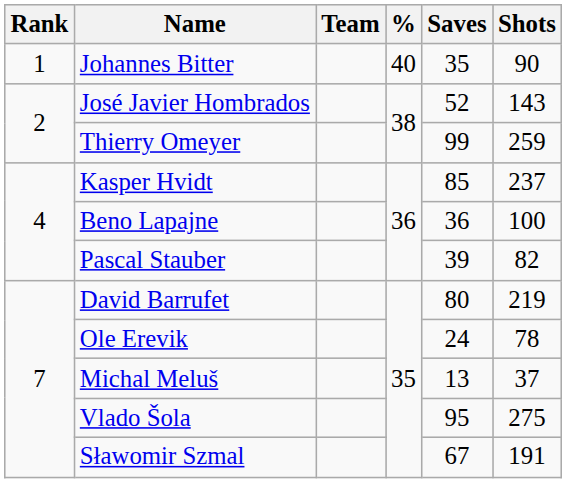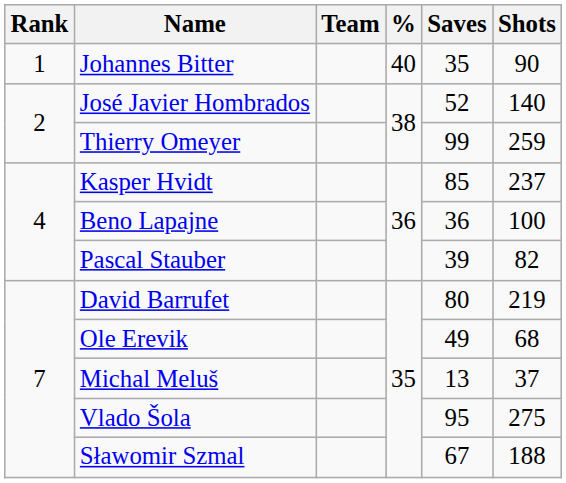(527, 102) 143 -> (527, 102) 140
(457, 338) 24 -> (457, 338) 49
(527, 338) 78 -> (527, 338) 68
(527, 456) 191 -> (527, 456) 188
